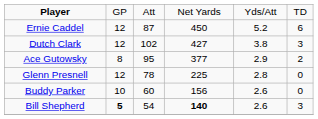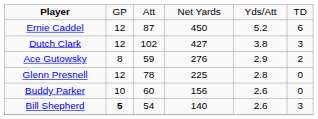(149, 59) 95 -> (149, 59) 59
(199, 59) 377 -> (199, 59) 276
(199, 106) bold -> (199, 106) normal
